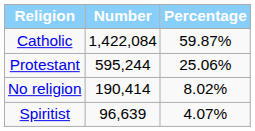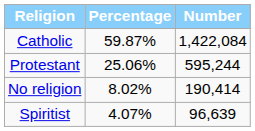columns swapped: (205, 16) <-> (123, 16)
